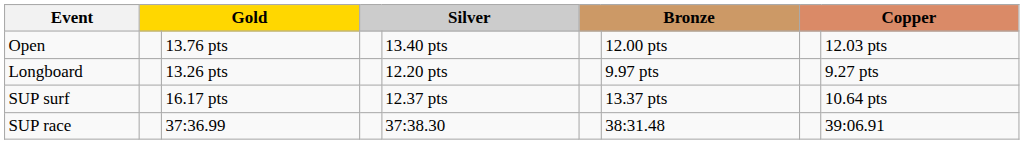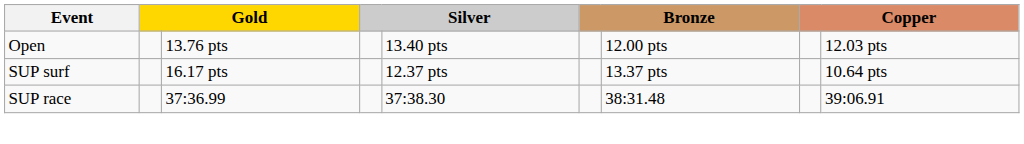- row: (46, 71)
